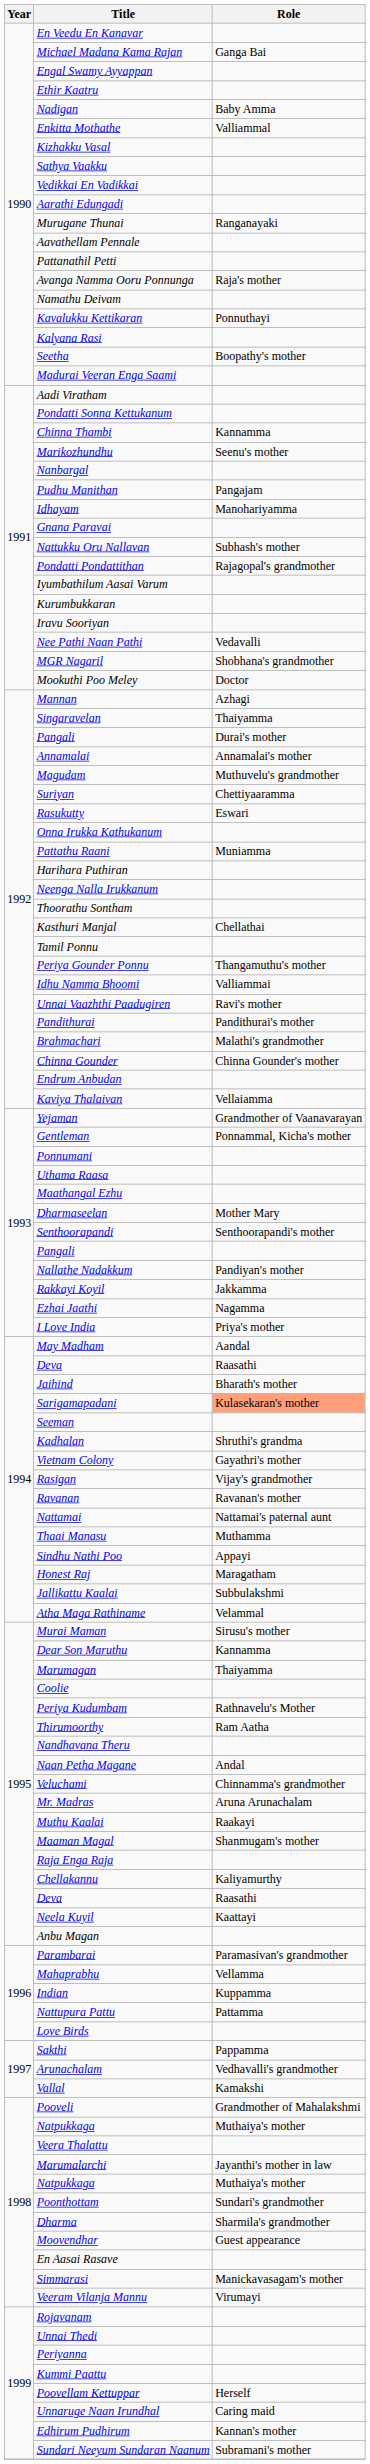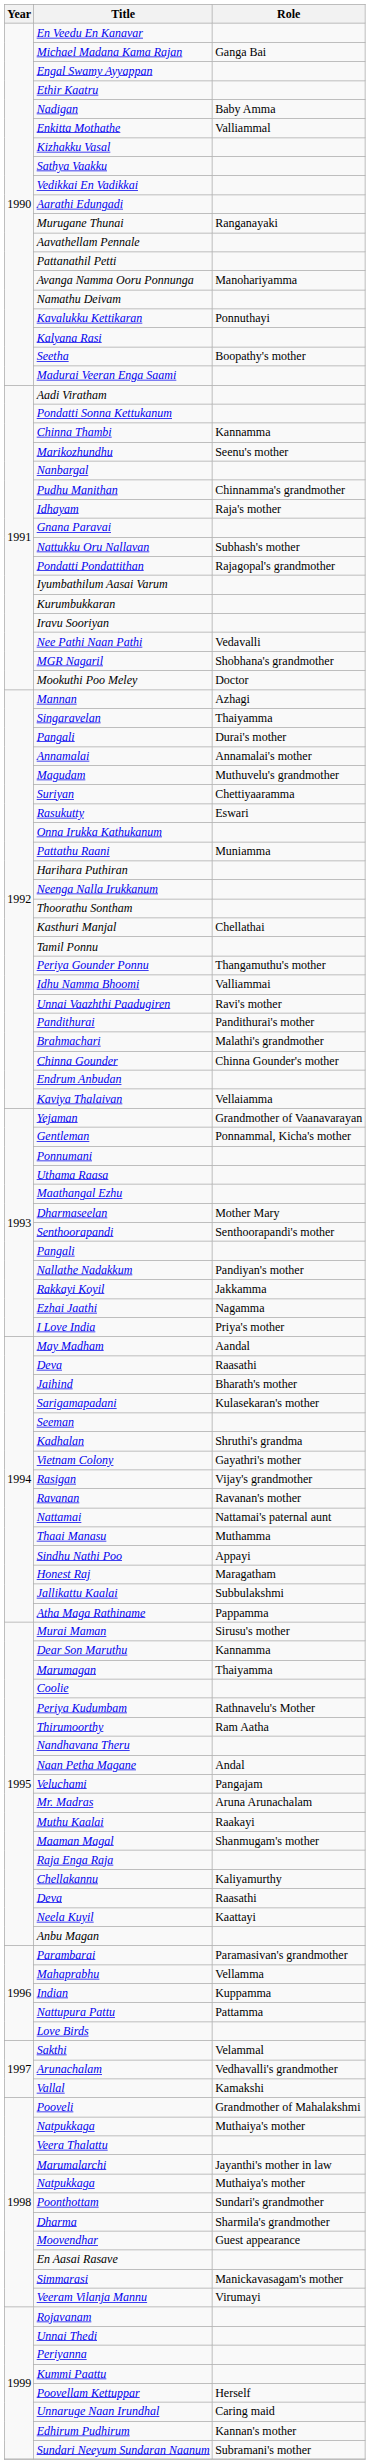(248, 280) Raja's mother -> (256, 280) Manohariyamma
(239, 489) Pangajam -> (280, 489) Chinnamma's grandmother
(256, 508) Manohariyamma -> (248, 508) Raja's mother
(267, 1403) lightsalmon background -> (267, 1403) no background
(240, 1612) Velammal -> (242, 1612) Pappamma
(280, 1783) Chinnamma's grandmother -> (239, 1783) Pangajam
(242, 2050) Pappamma -> (240, 2050) Velammal
